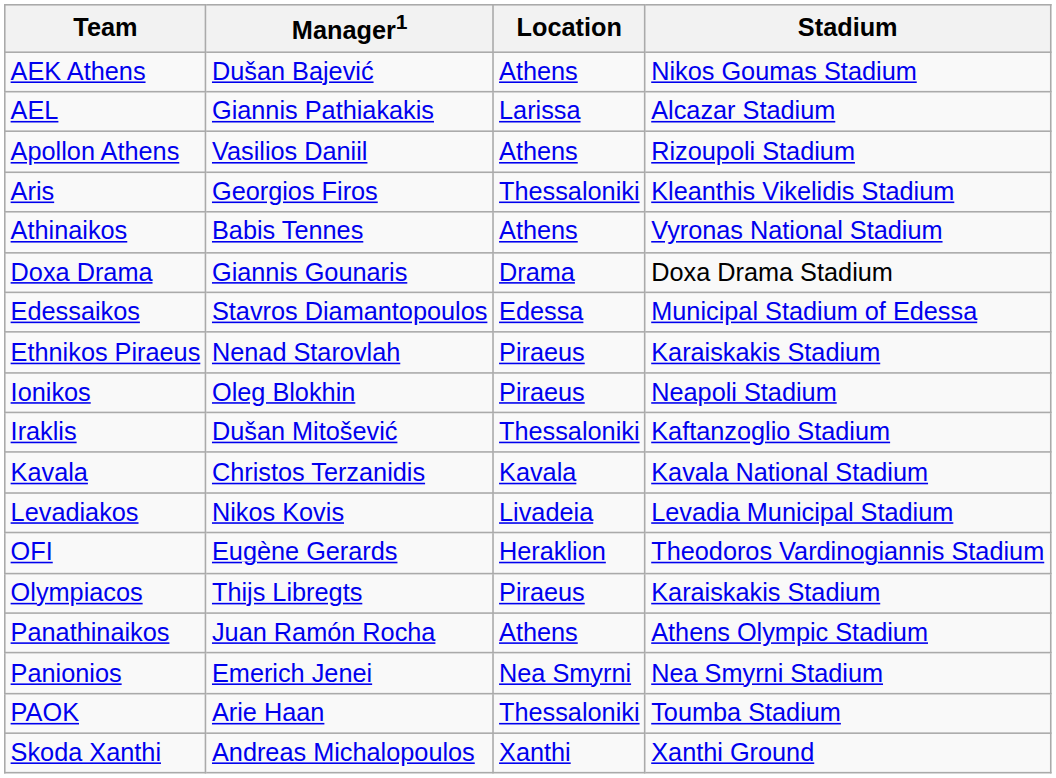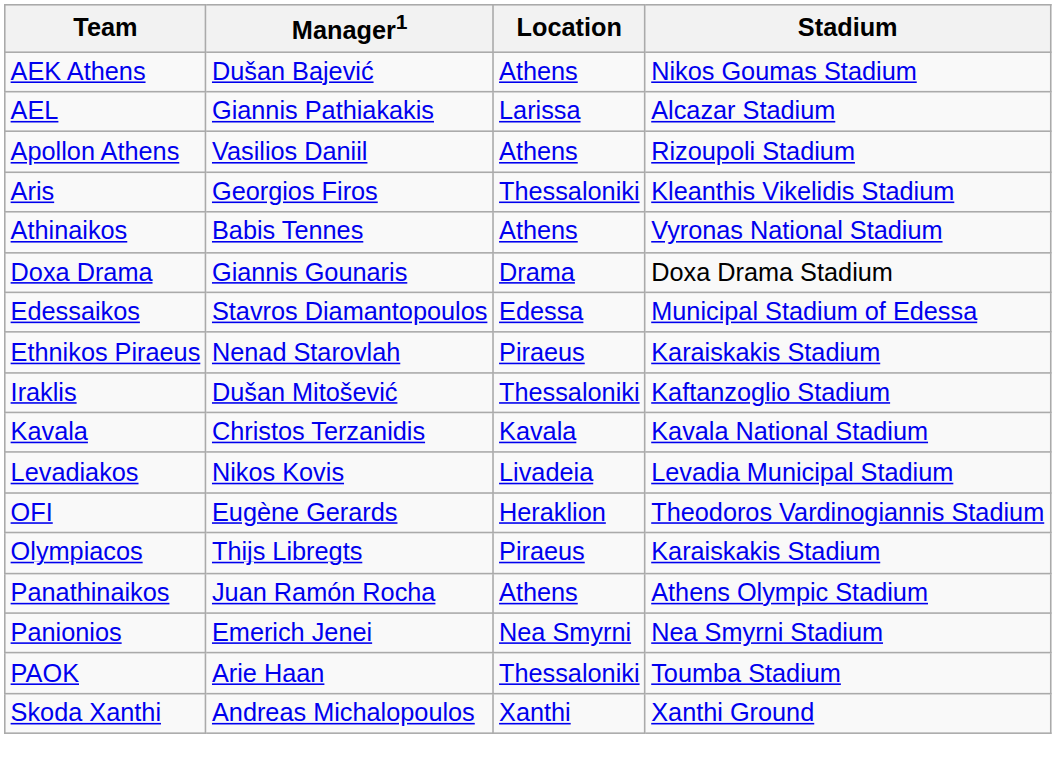- row: (51, 392)
